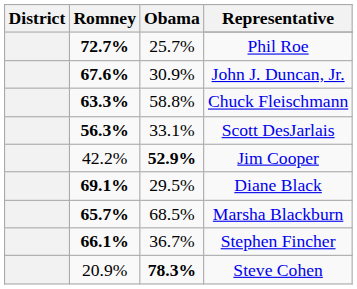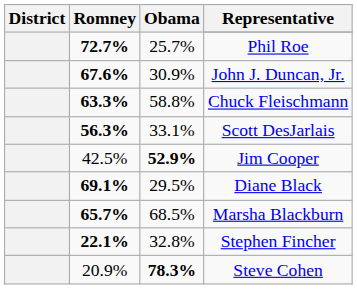(105, 158) 42.2% -> (105, 158) 42.5%
(105, 241) 66.1% -> (105, 241) 22.1%
(172, 241) 36.7% -> (172, 241) 32.8%
